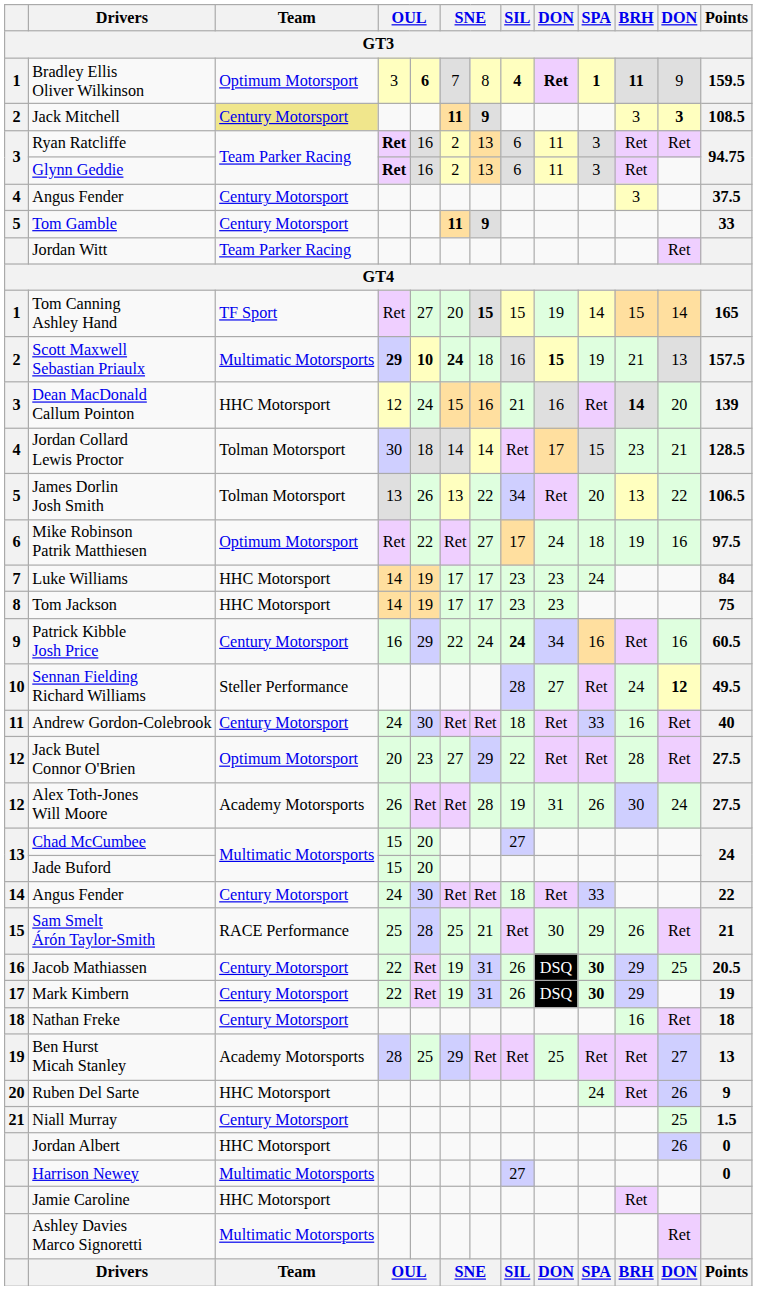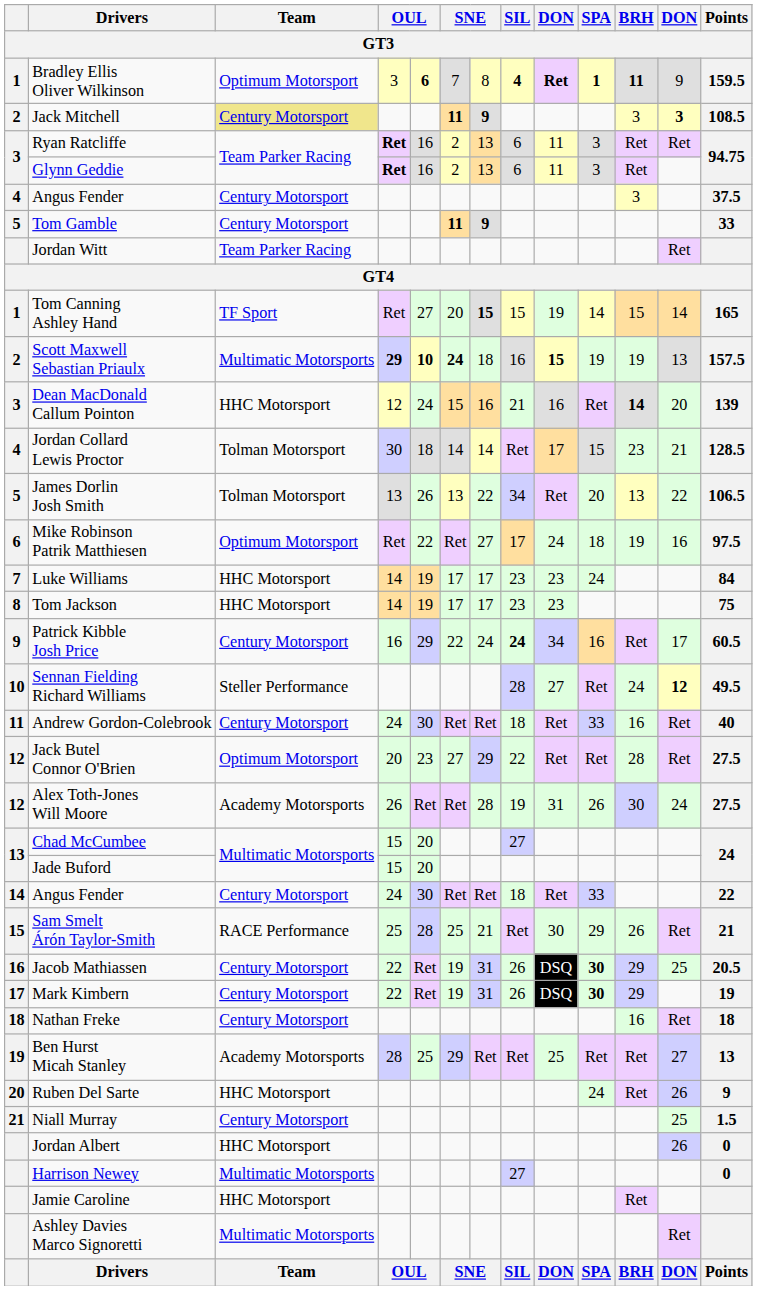(636, 358) 21 -> (636, 358) 19
(679, 640) 16 -> (679, 640) 17
